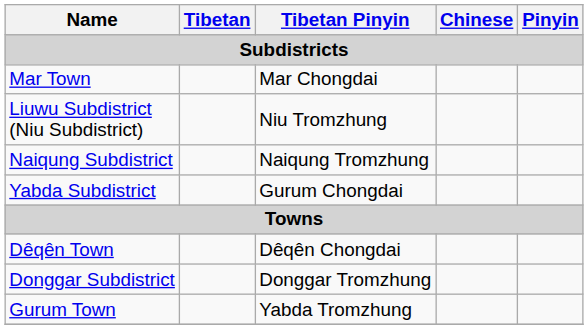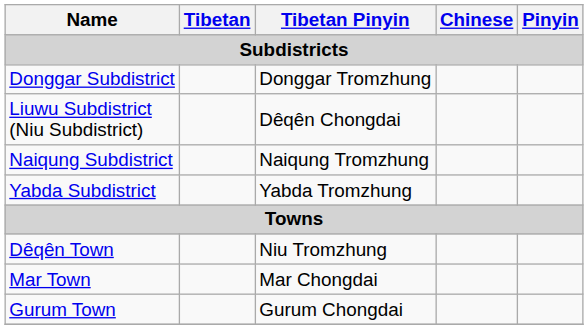rows swapped: (92, 279) <-> (50, 79)
(323, 119) Niu Tromzhung -> (330, 119) Dêqên Chongdai
(331, 190) Gurum Chongdai -> (336, 190) Yabda Tromzhung
(330, 249) Dêqên Chongdai -> (323, 249) Niu Tromzhung
(336, 309) Yabda Tromzhung -> (331, 309) Gurum Chongdai
